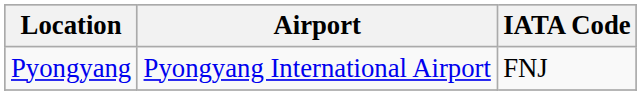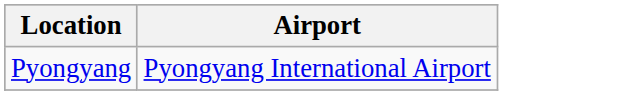- column: (567, 25)
